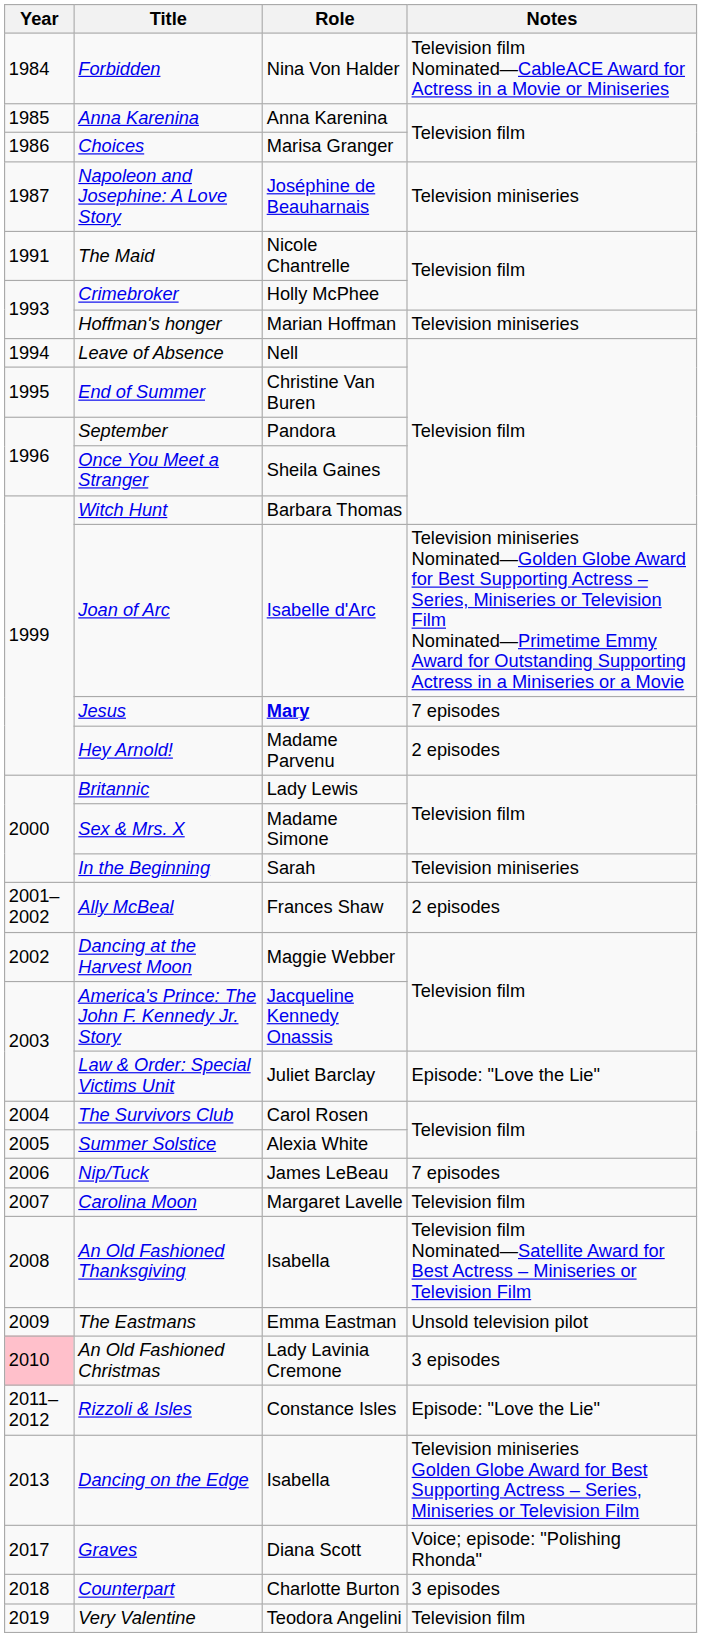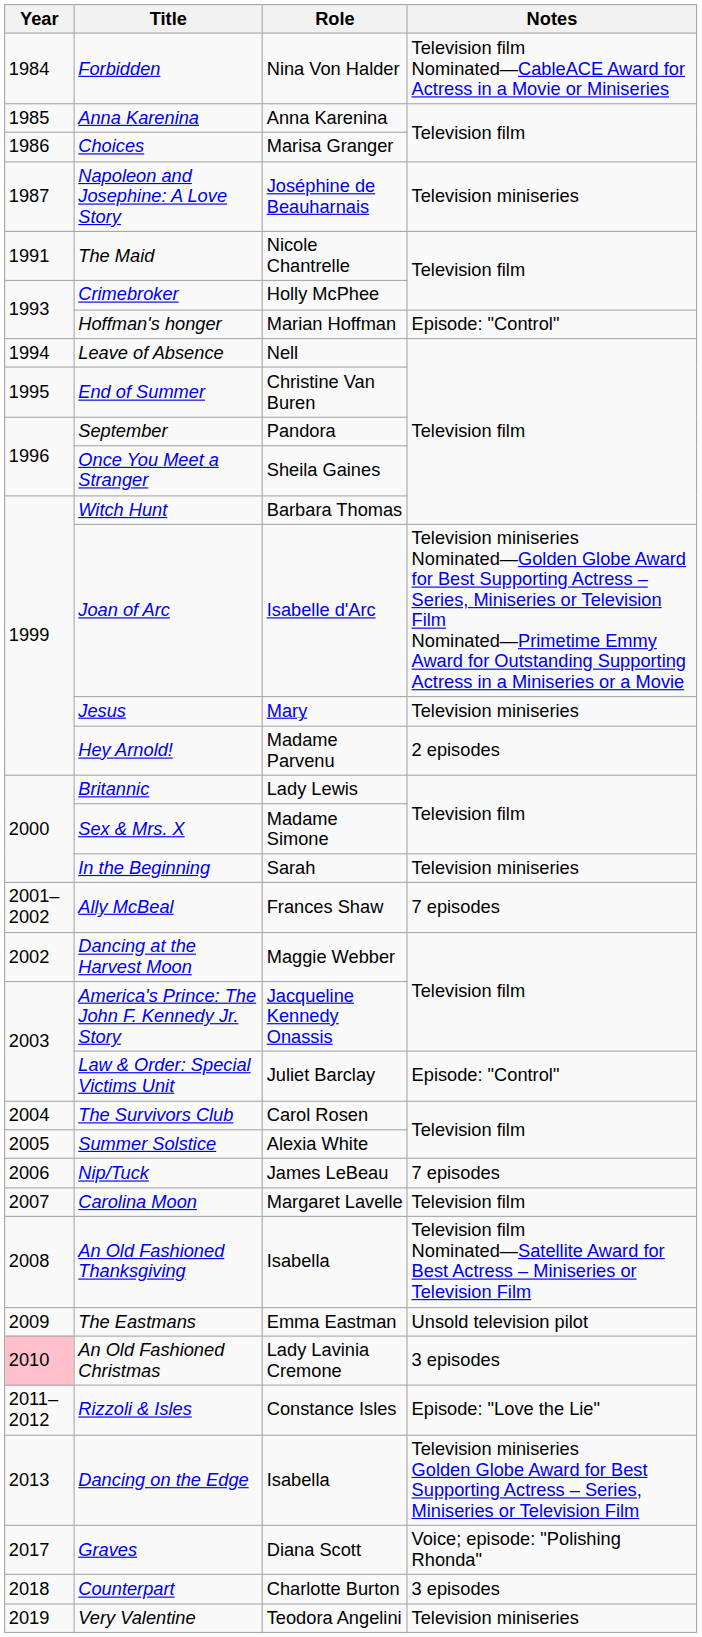(495, 324) Television miniseries -> (485, 324) Episode: "Control"
(288, 711) bold -> (287, 711) normal
(456, 711) 7 episodes -> (495, 711) Television miniseries
(456, 907) 2 episodes -> (456, 907) 7 episodes
(506, 1076) Episode: "Love the Lie" -> (485, 1076) Episode: "Control"
(468, 1618) Television film -> (495, 1618) Television miniseries
